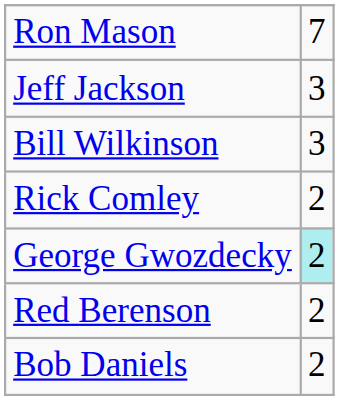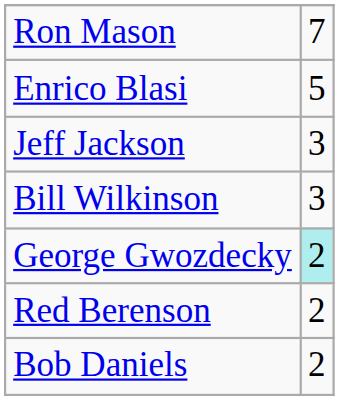+ row: (100, 87)
- row: (106, 198)
